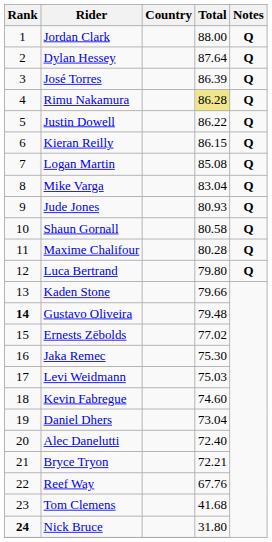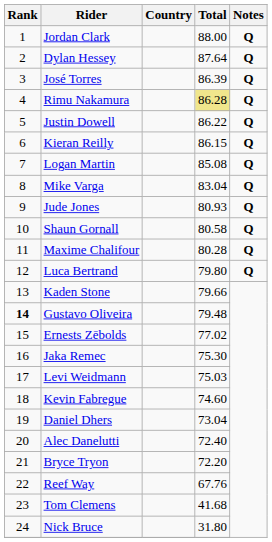(212, 462) 72.21 -> (212, 462) 72.20
(23, 526) bold -> (23, 526) normal
